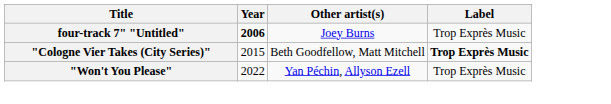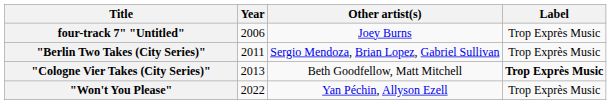(253, 33) bold -> (253, 33) normal
+ row: (121, 52)
(253, 52) 2015 -> (253, 71) 2013
